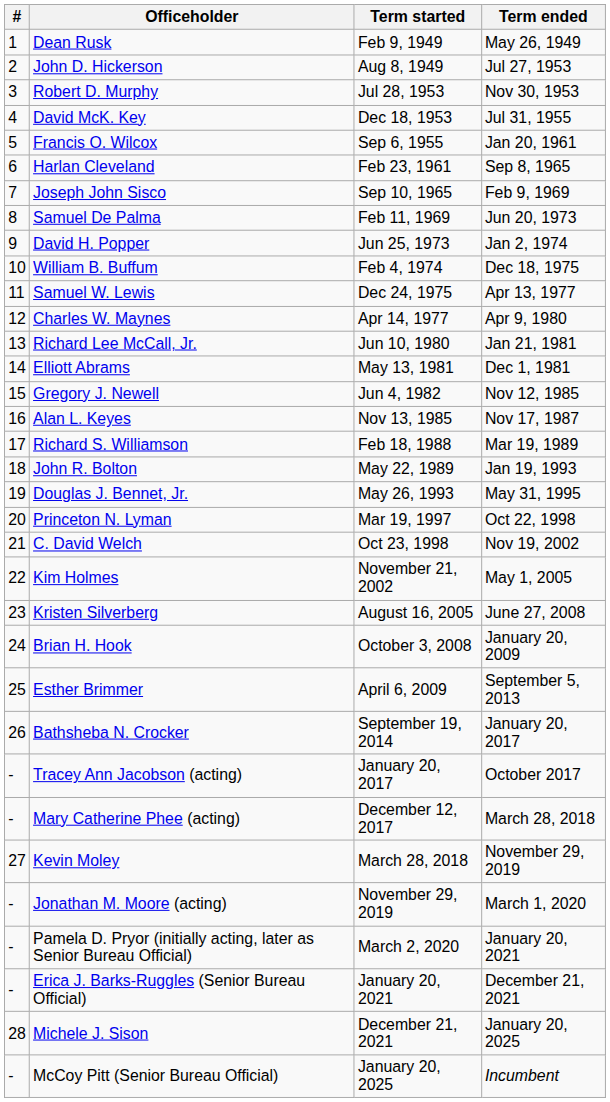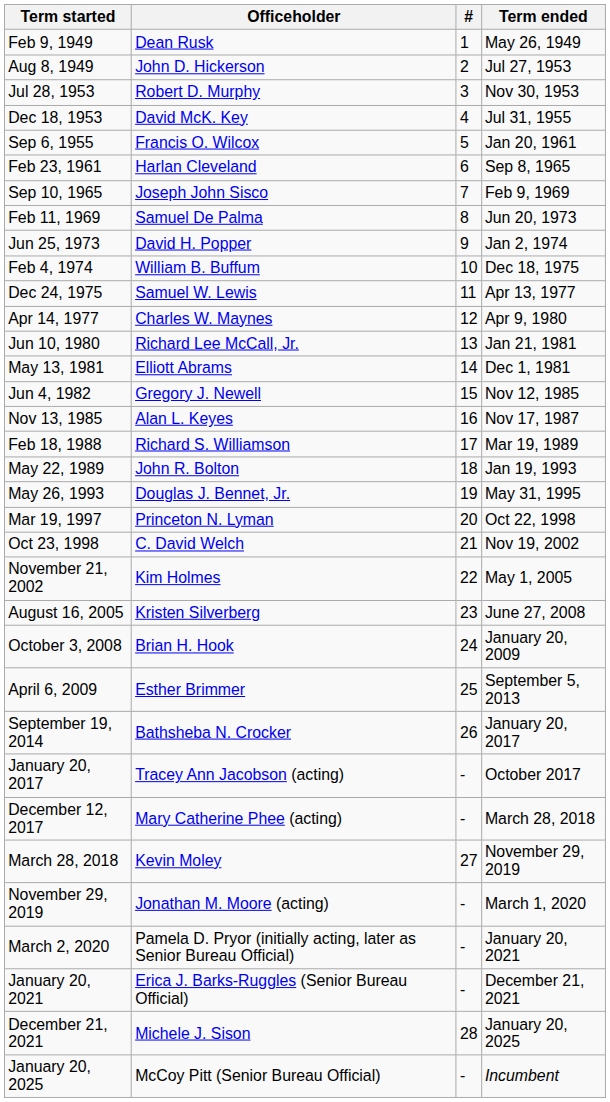columns swapped: (17, 17) <-> (418, 17)
